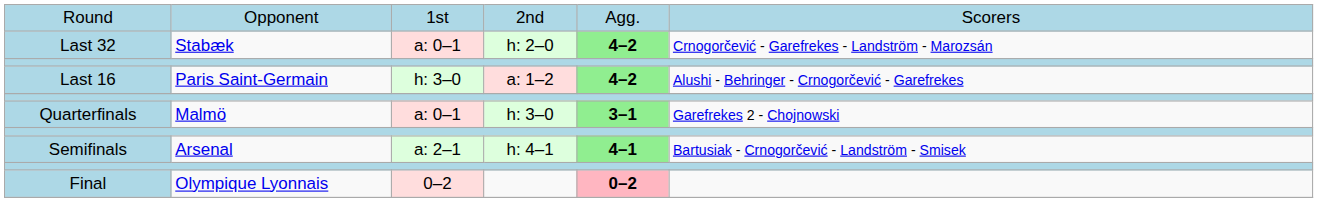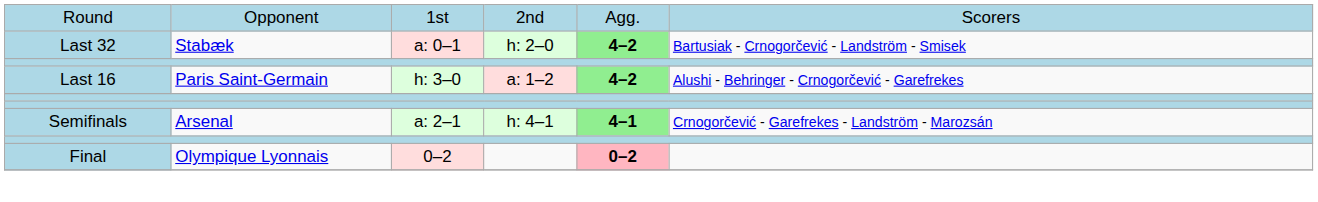(833, 45) Crnogorčević - Garefrekes - Landström - Marozsán -> (819, 45) Bartusiak - Crnogorčević - Landström - Smisek
- row: (88, 114)
(819, 150) Bartusiak - Crnogorčević - Landström - Smisek -> (833, 123) Crnogorčević - Garefrekes - Landström - Marozsán
